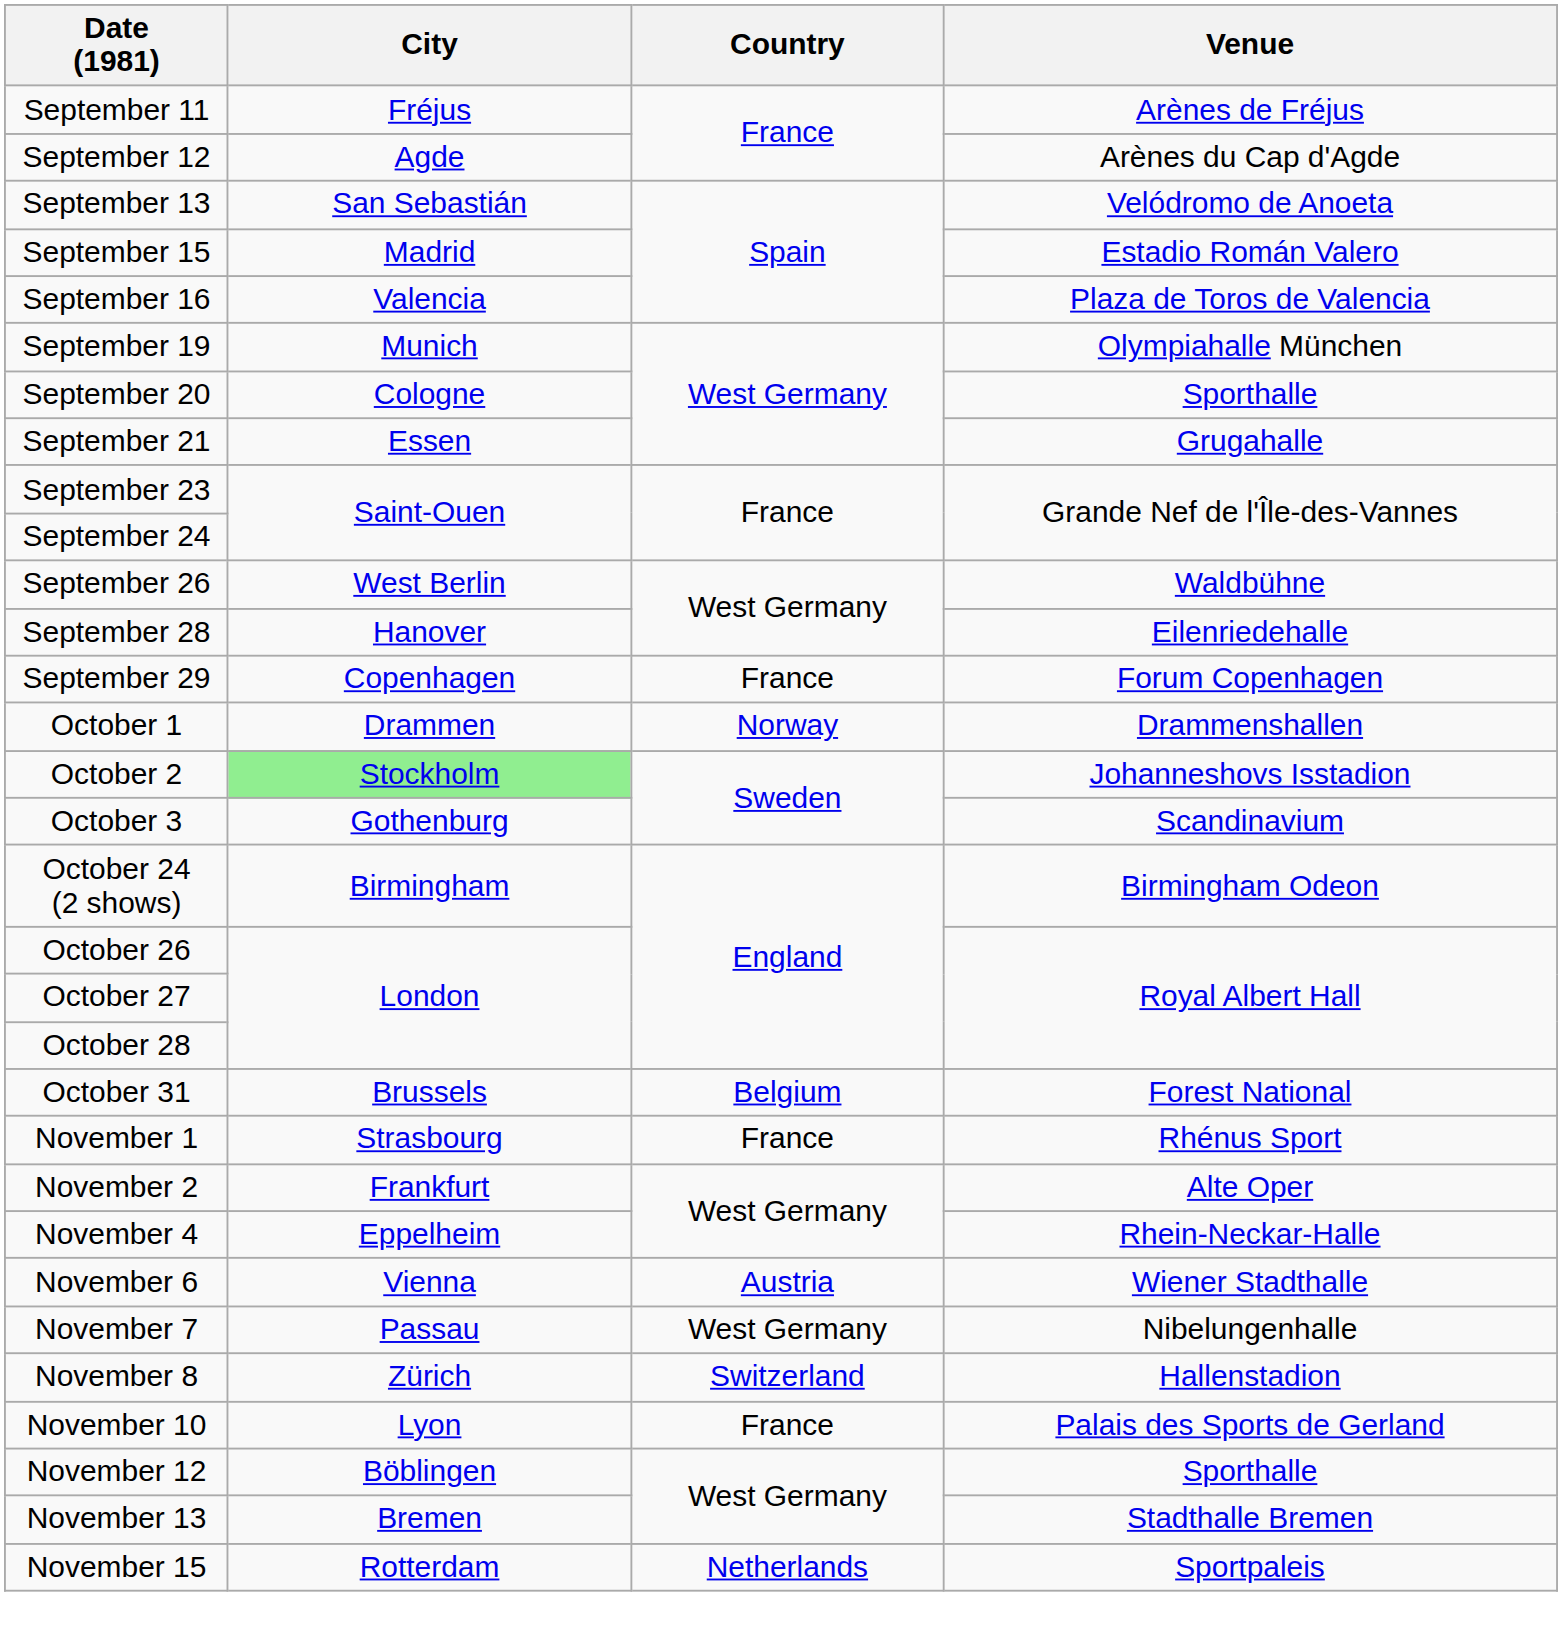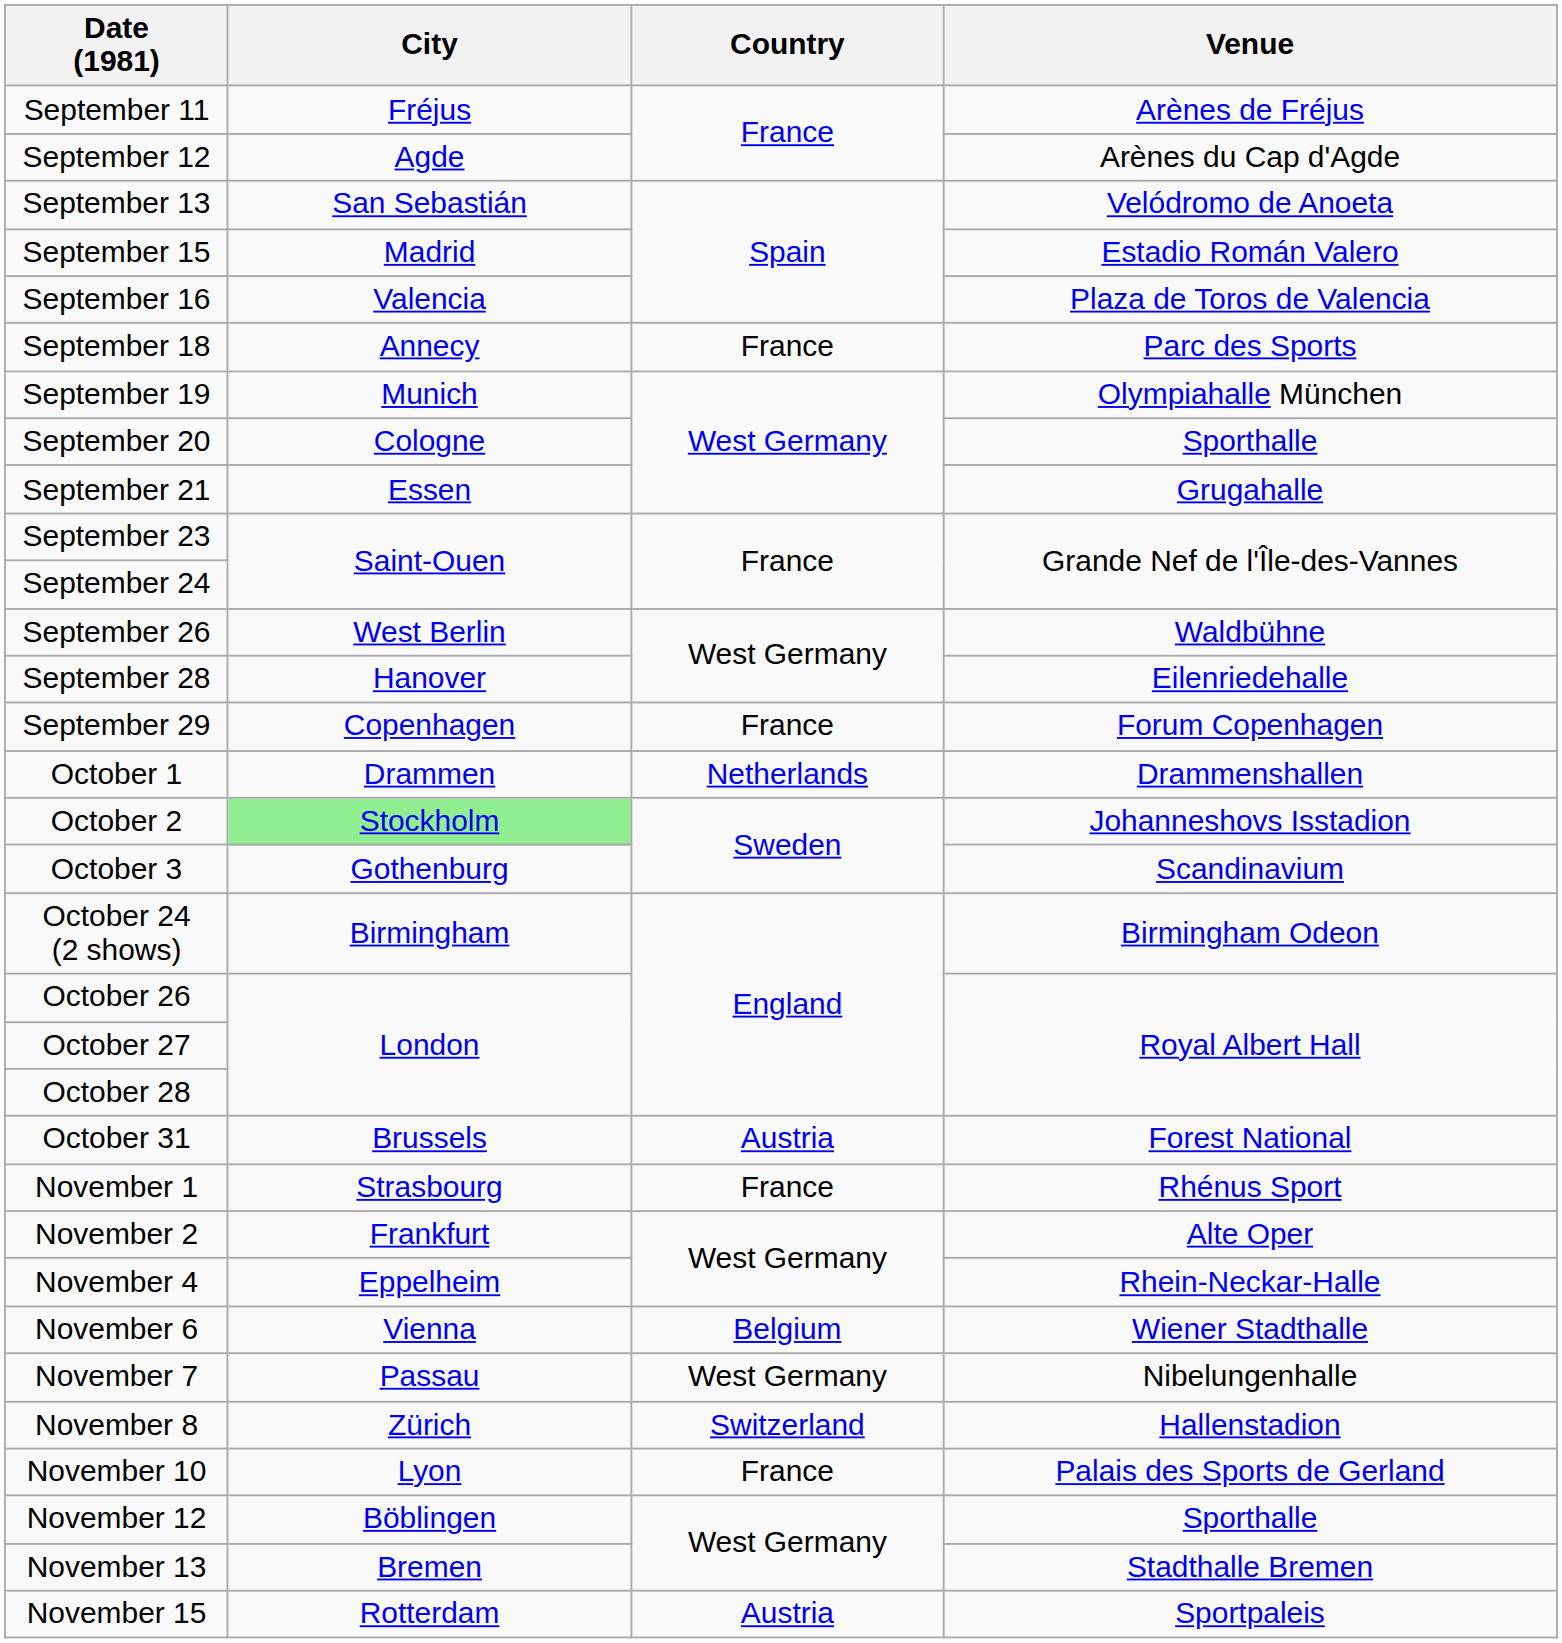+ row: (117, 346)
(787, 726) Norway -> (787, 773) Netherlands
(787, 1092) Belgium -> (787, 1139) Austria
(787, 1281) Austria -> (787, 1329) Belgium
(787, 1566) Netherlands -> (787, 1613) Austria
